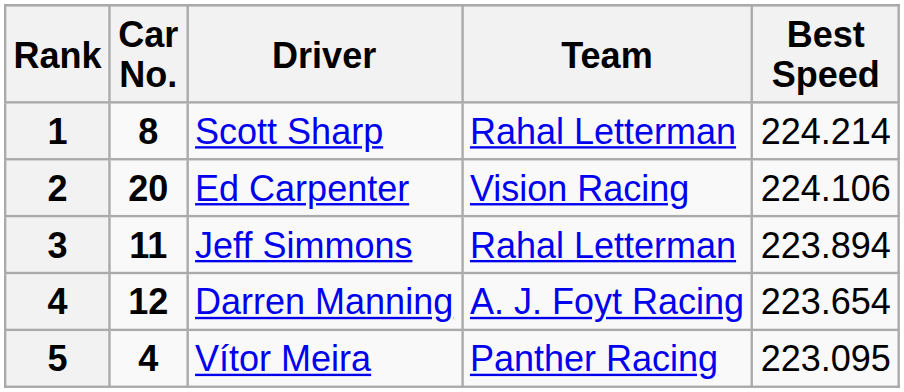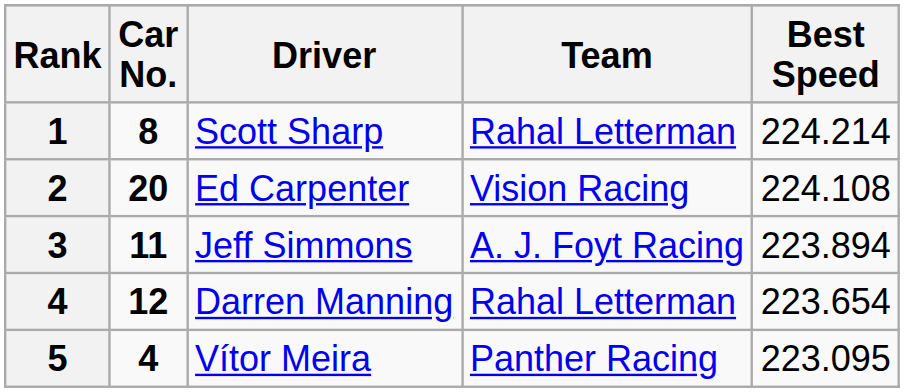(826, 188) 224.106 -> (826, 188) 224.108
(603, 245) Rahal Letterman -> (607, 245) A. J. Foyt Racing
(607, 302) A. J. Foyt Racing -> (603, 302) Rahal Letterman
